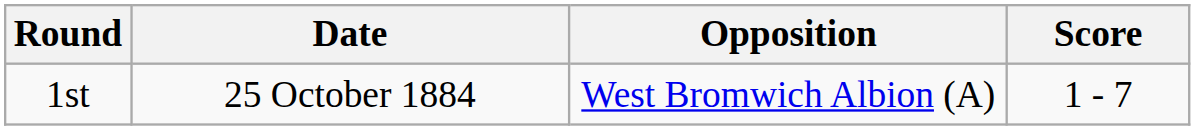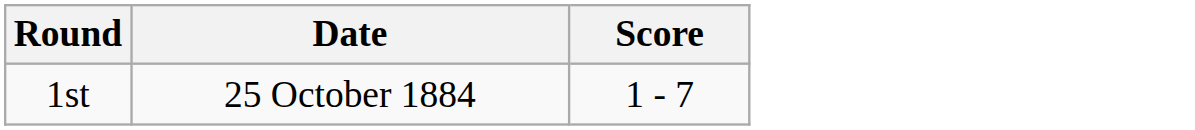- column: (788, 34)
